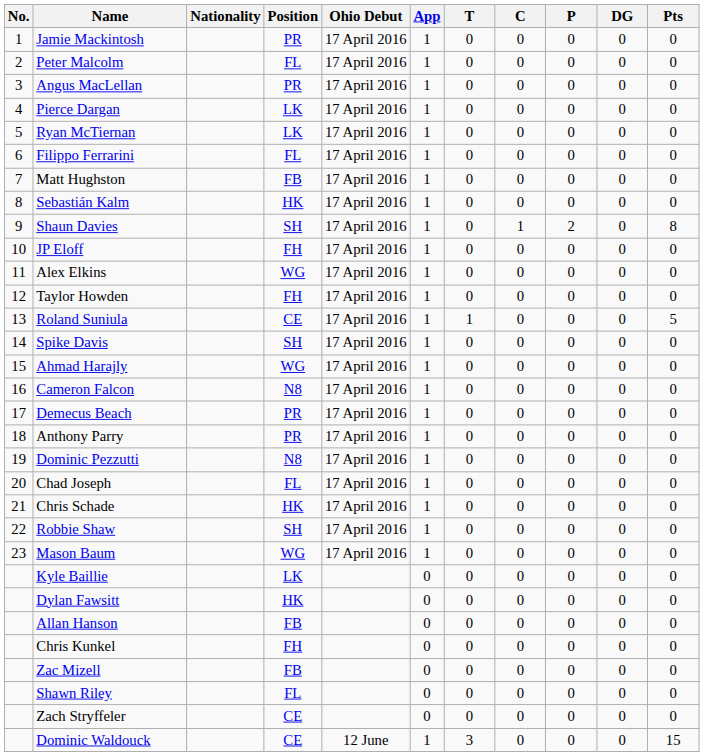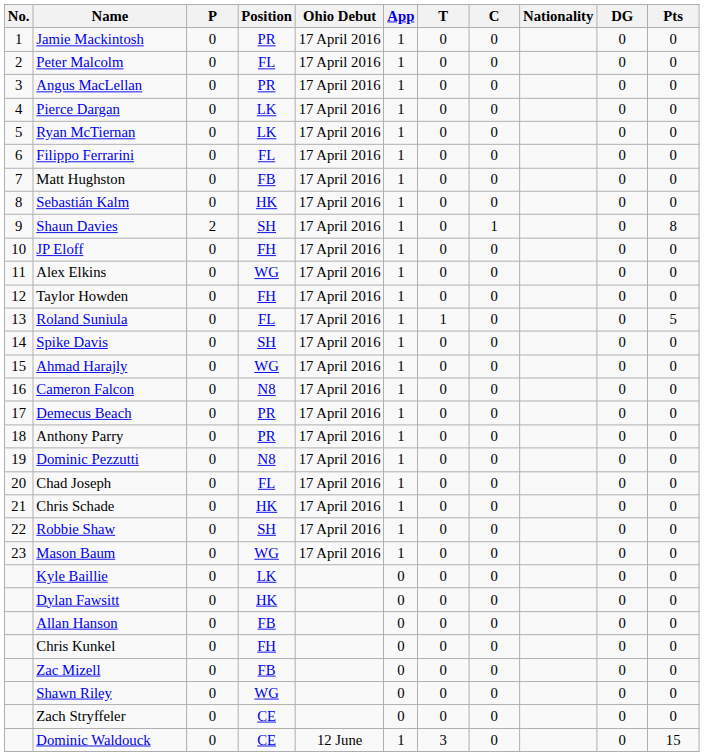columns swapped: (225, 16) <-> (571, 16)
(293, 319) CE -> (267, 319) FL
(293, 693) FL -> (267, 693) WG
